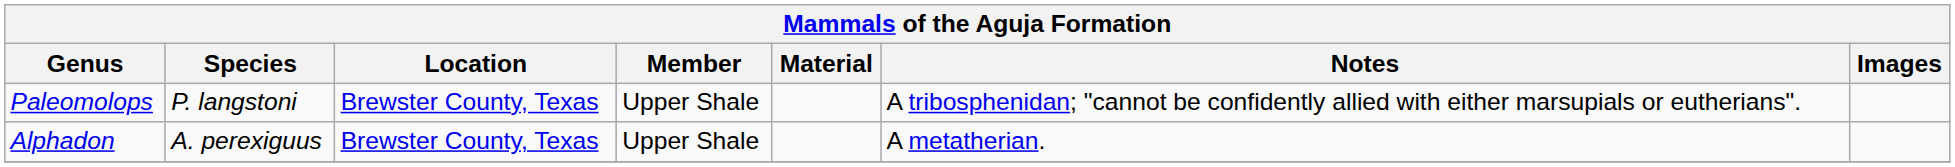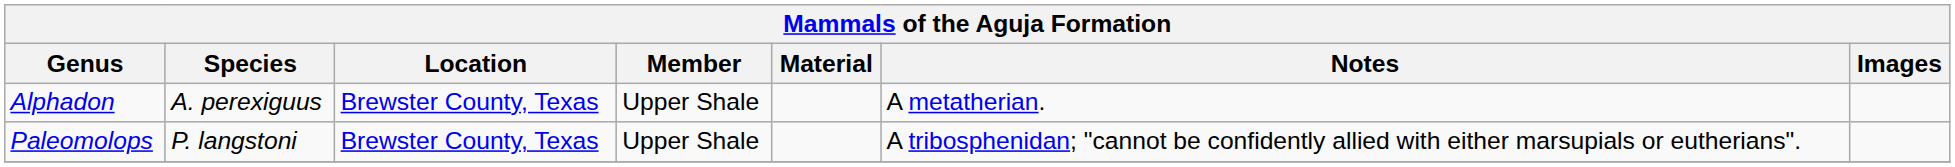rows swapped: (63, 141) <-> (82, 102)
